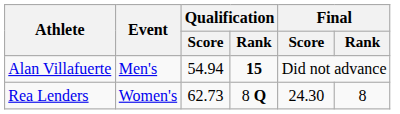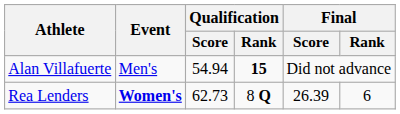(148, 95) normal -> (150, 95) bold
(306, 95) 24.30 -> (311, 95) 26.39
(362, 95) 8 -> (367, 95) 6
